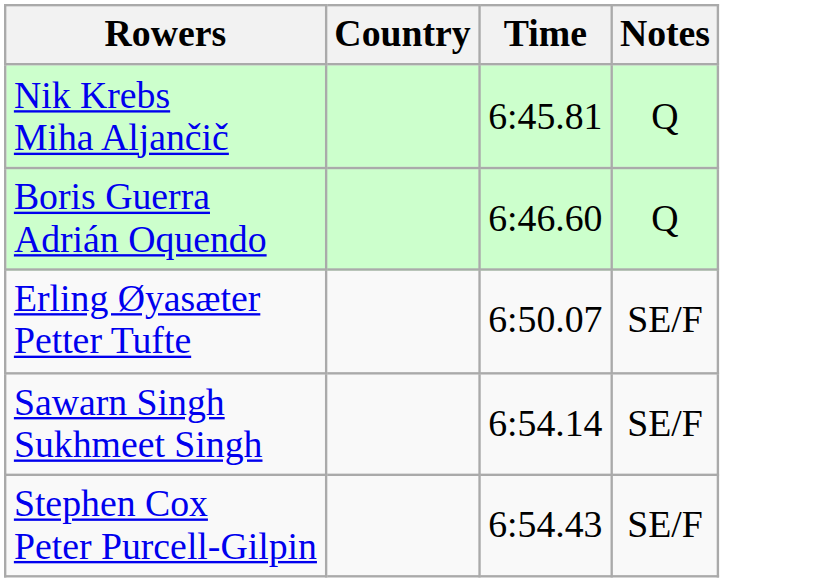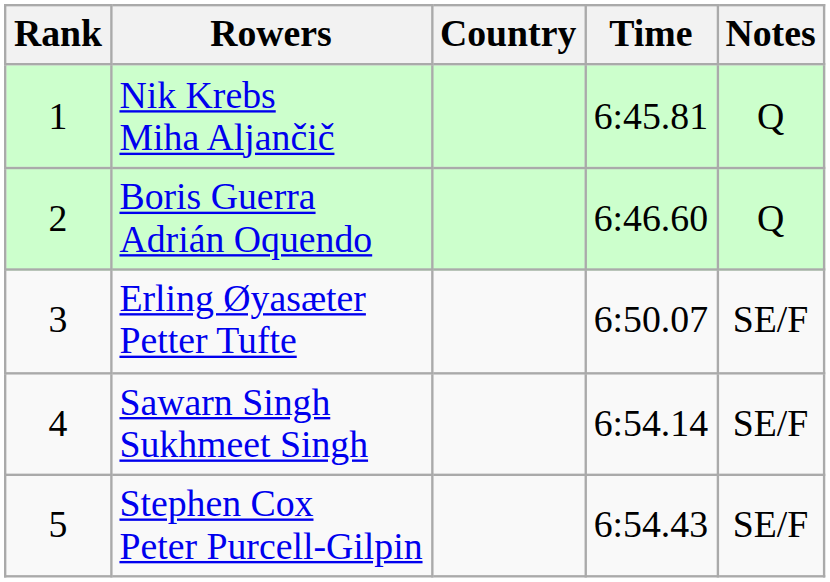+ column: (58, 34)
